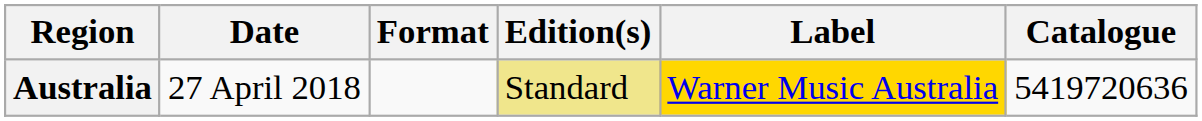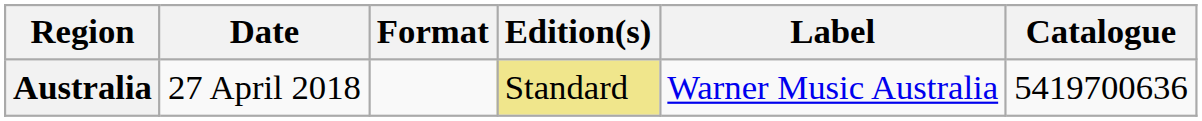(833, 87) gold background -> (833, 87) no background
(1101, 87) 5419720636 -> (1101, 87) 5419700636
